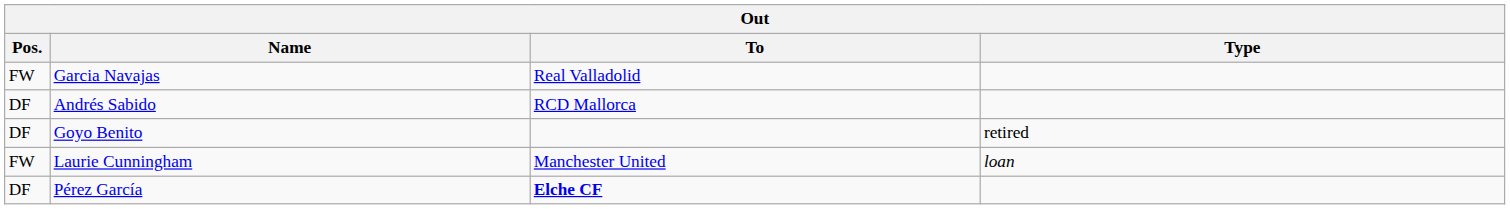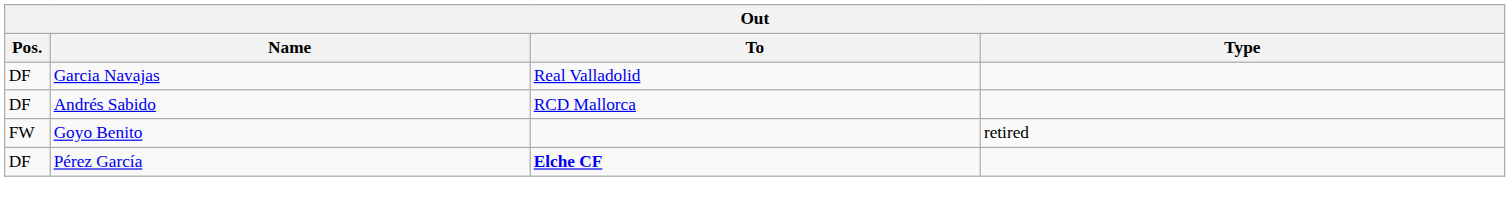(22, 76) FW -> (20, 76) DF
(20, 133) DF -> (22, 133) FW
- row: (123, 161)
